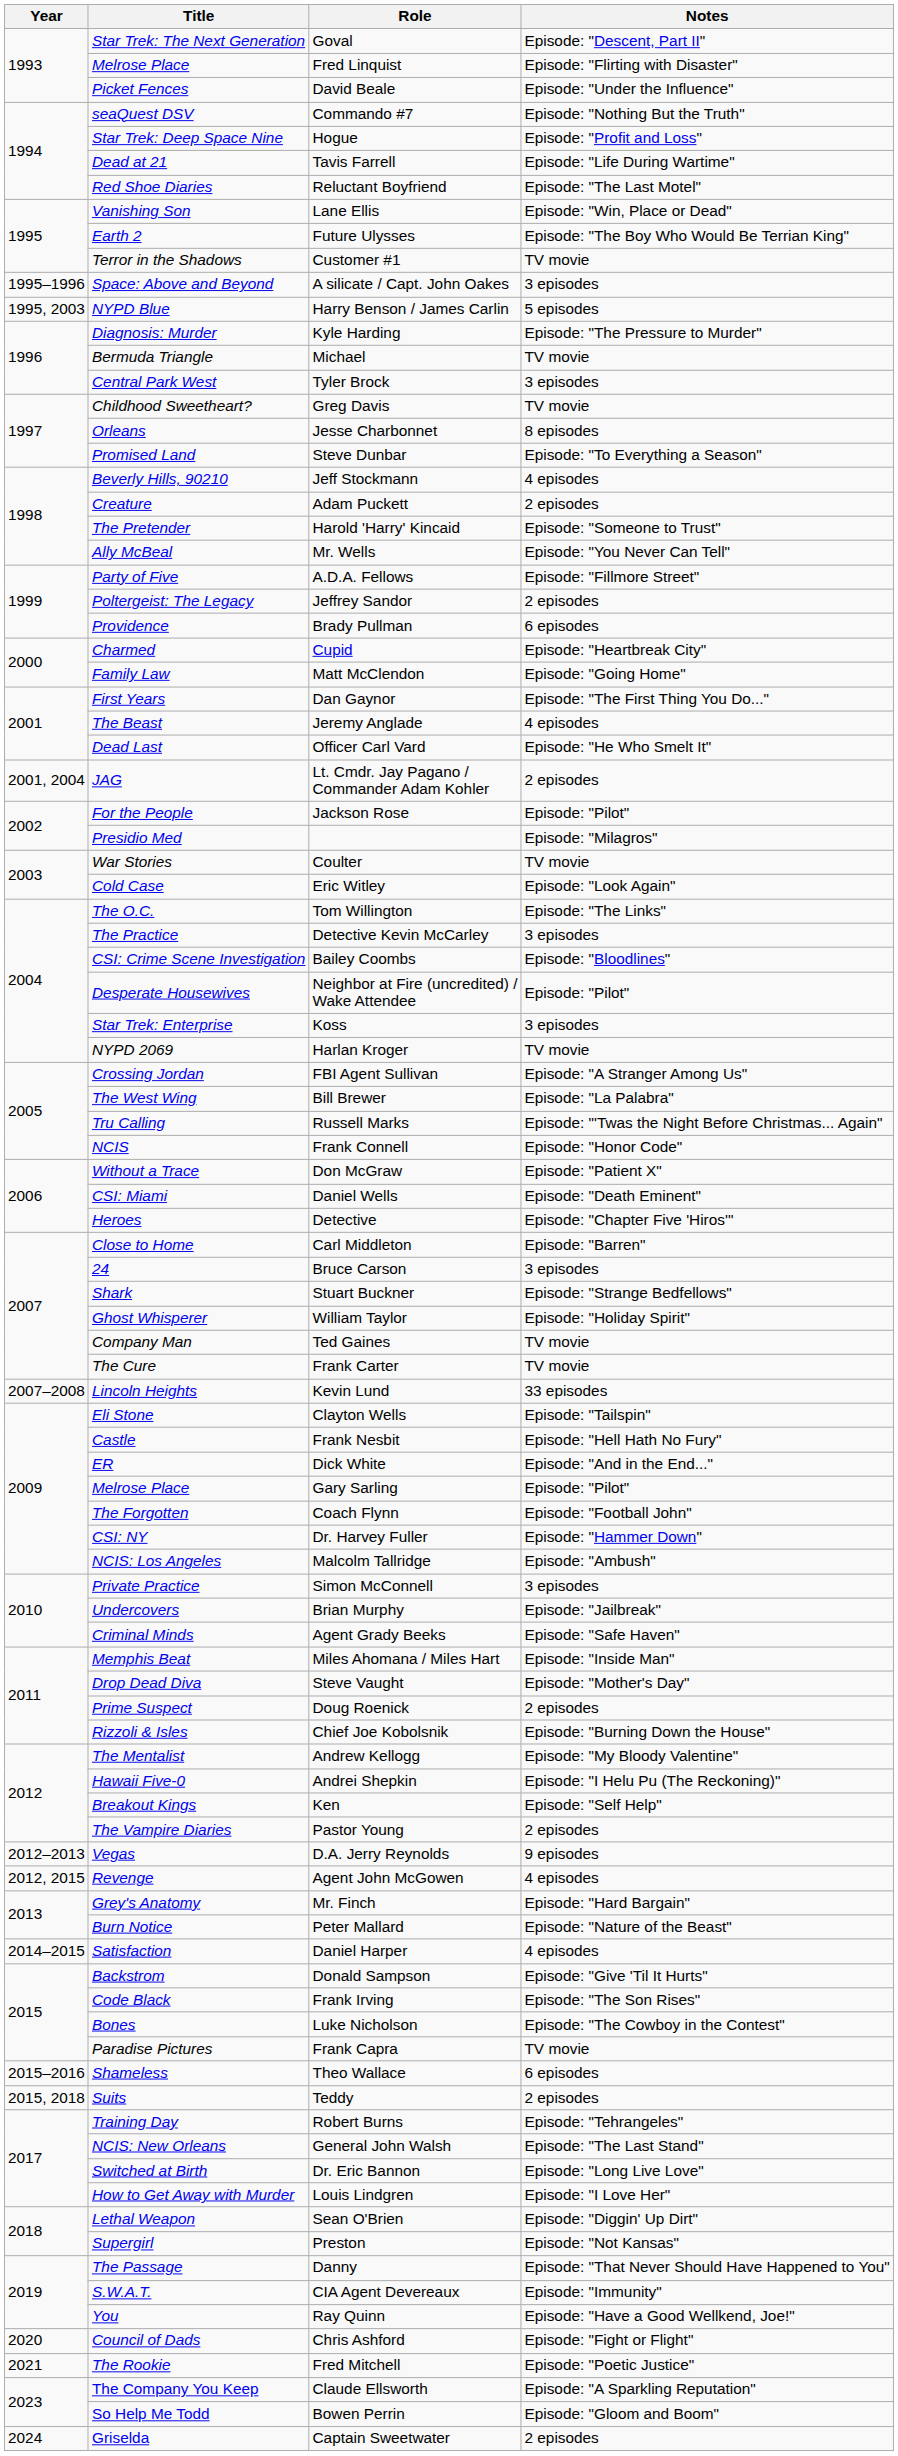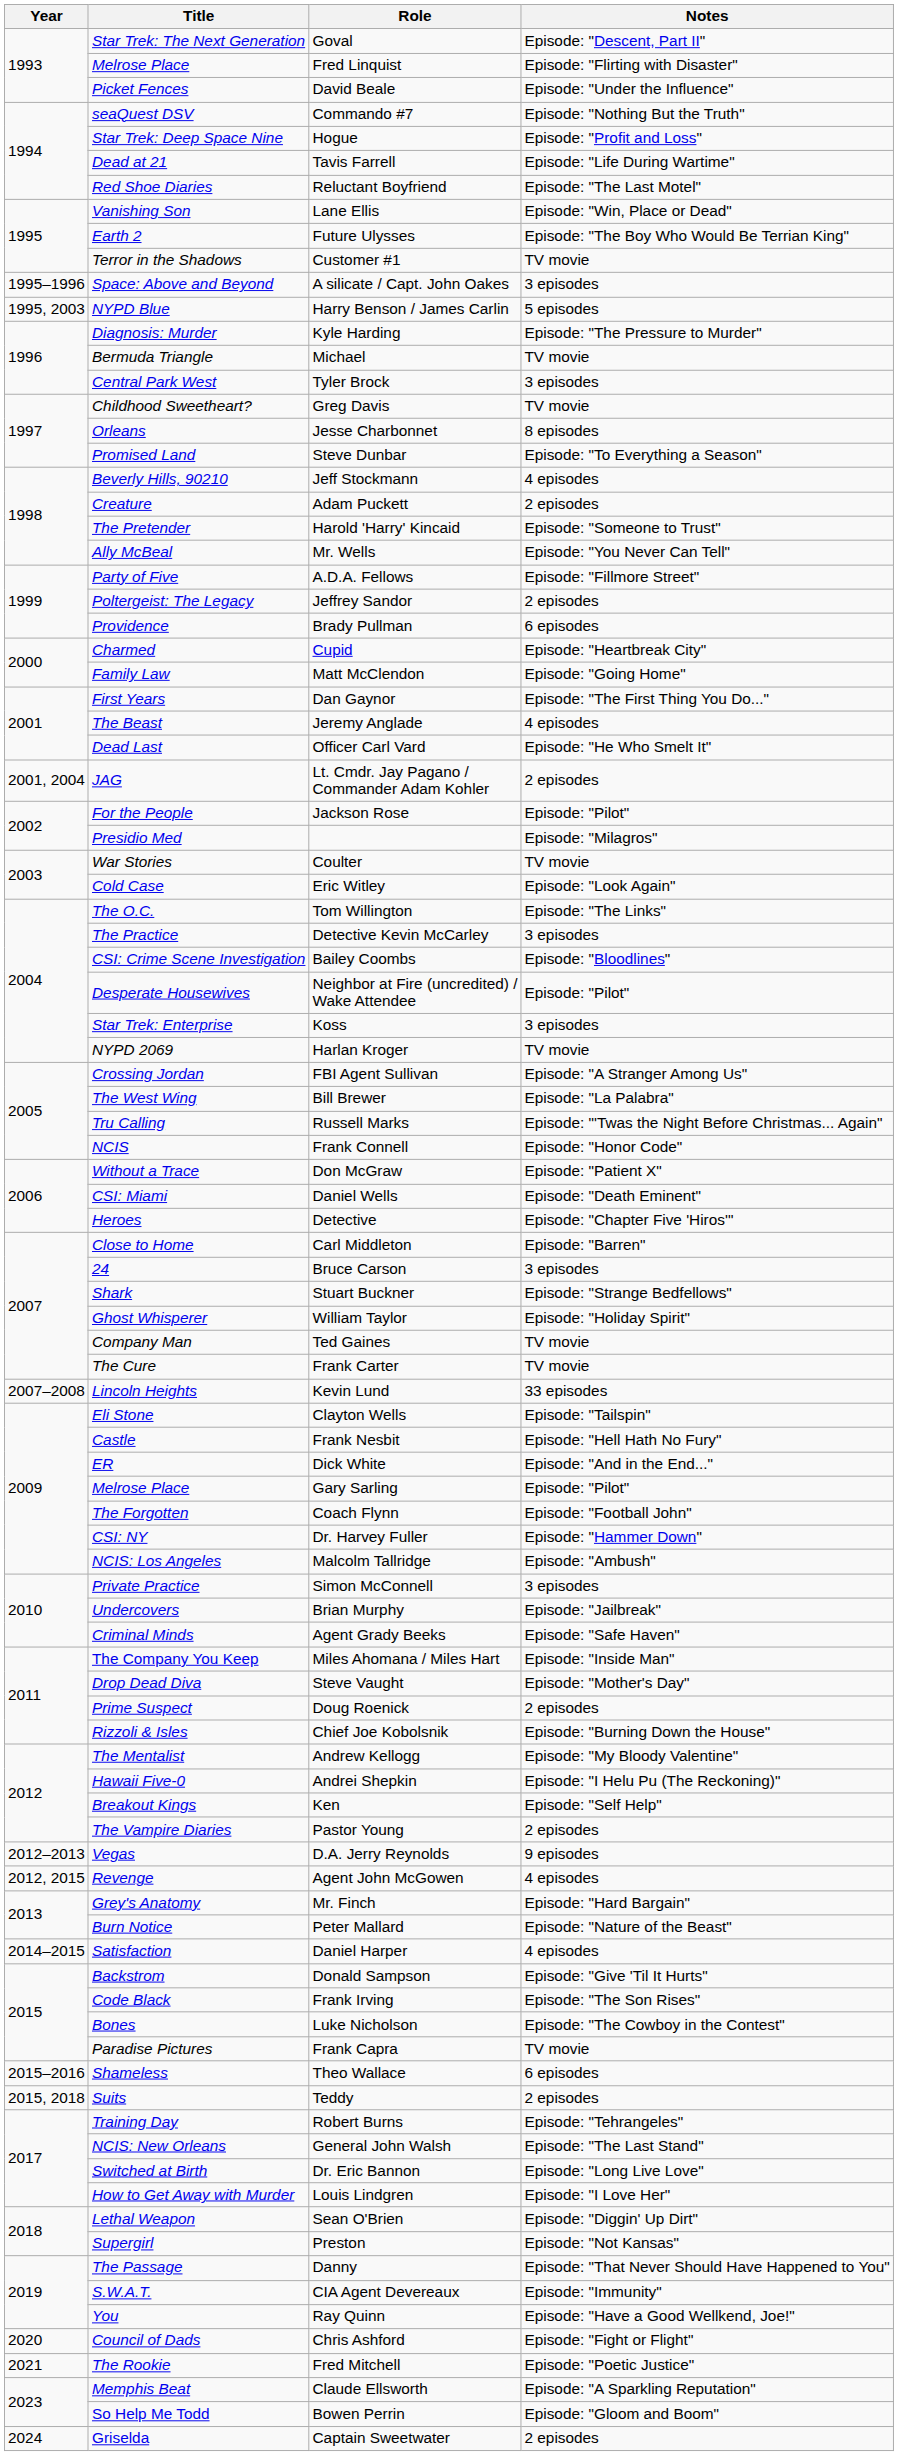(141, 1658) Memphis Beat -> (175, 1658) The Company You Keep
(175, 2389) The Company You Keep -> (141, 2389) Memphis Beat
